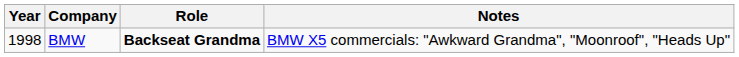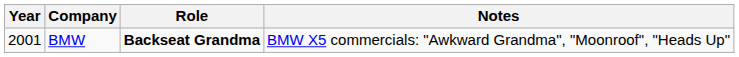(25, 40) 1998 -> (25, 40) 2001
